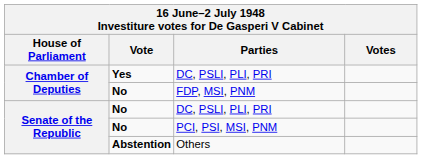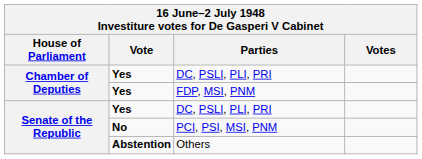(120, 91) No -> (122, 91) Yes
(120, 109) No -> (122, 109) Yes
